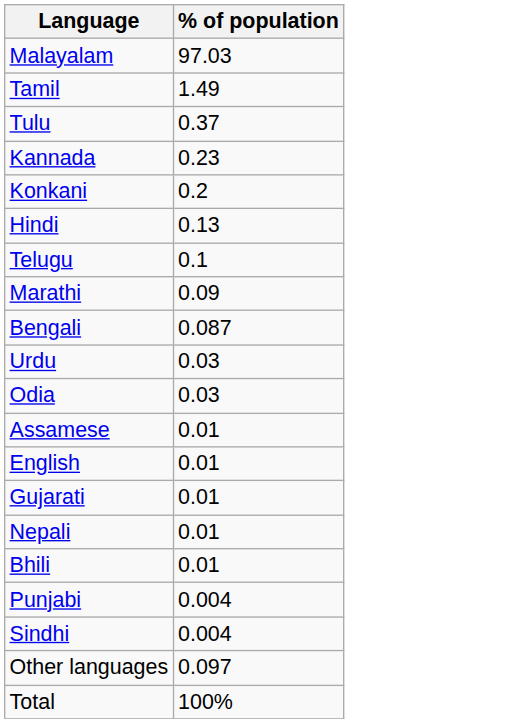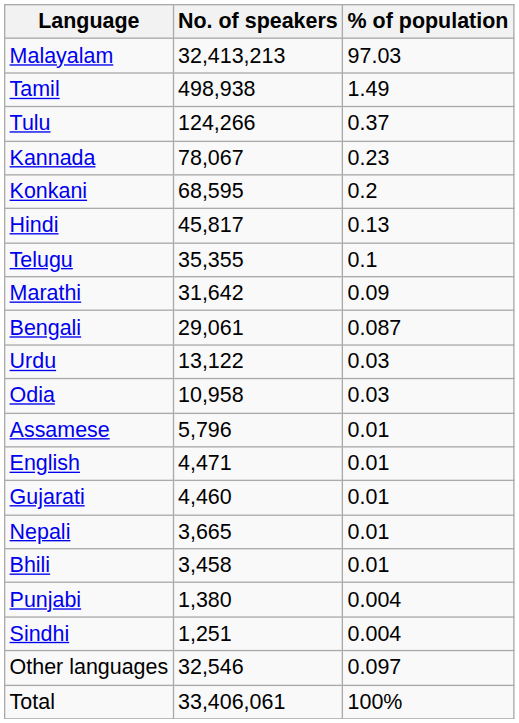+ column: (258, 21)
